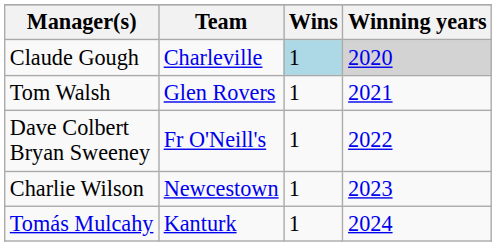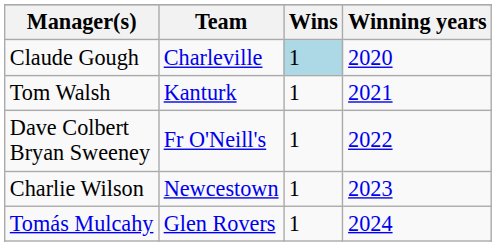(370, 57) lightgrey background -> (370, 57) no background
(220, 92) Glen Rovers -> (200, 92) Kanturk
(200, 223) Kanturk -> (220, 223) Glen Rovers
